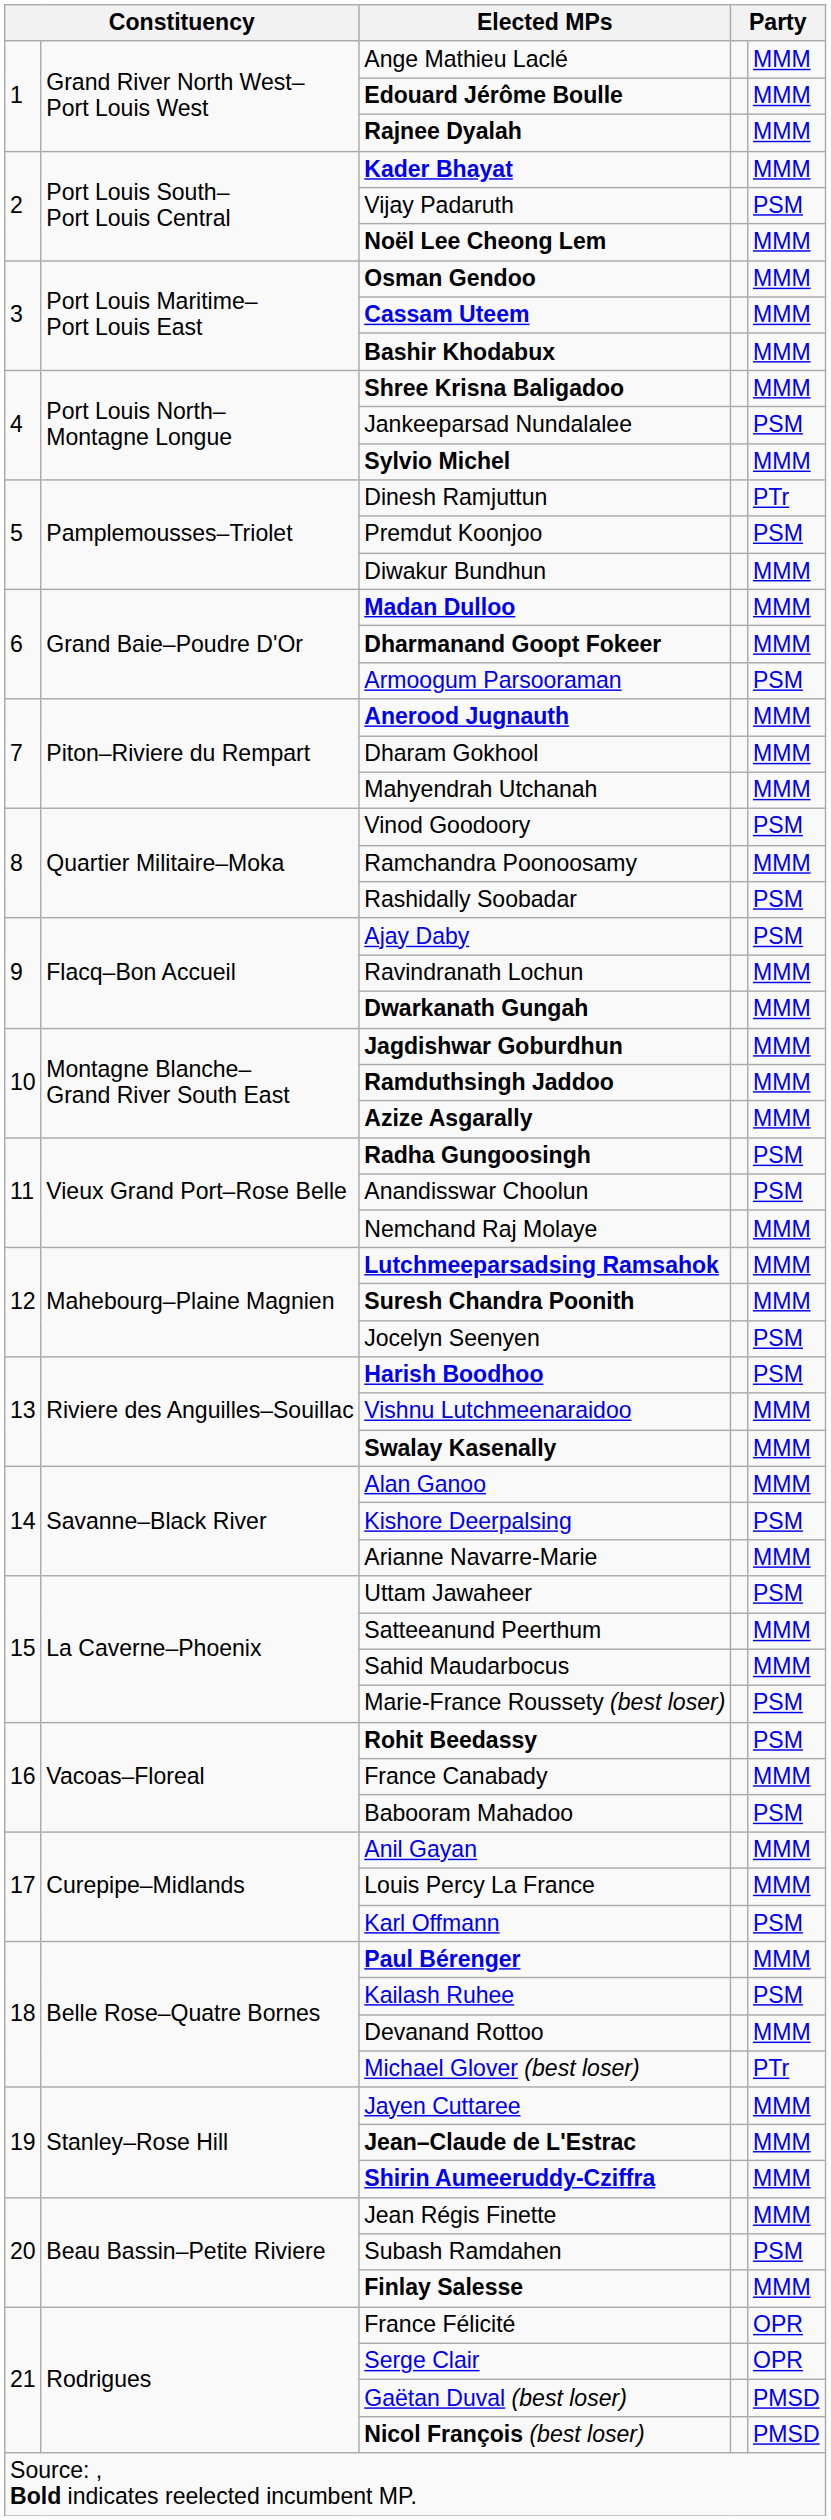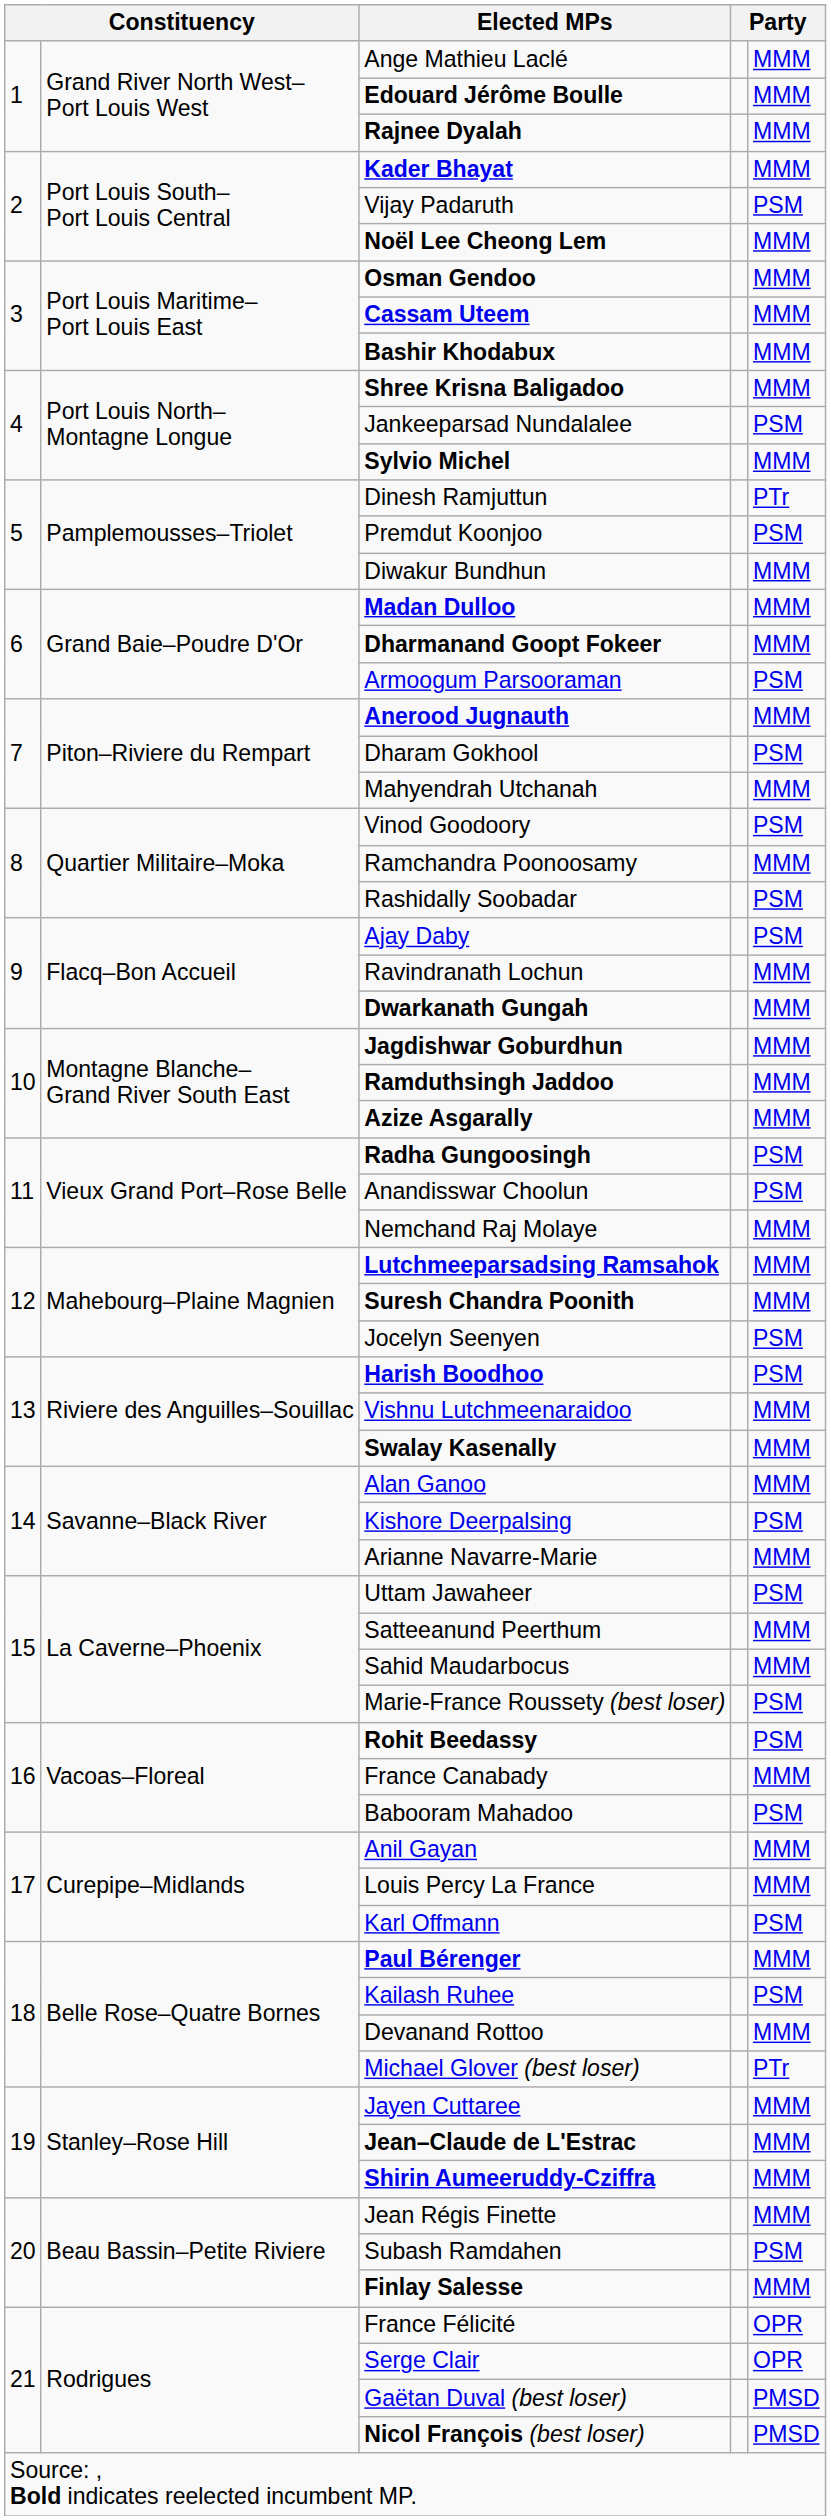(782, 753) MMM -> (778, 753) PSM
